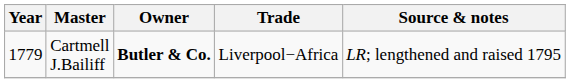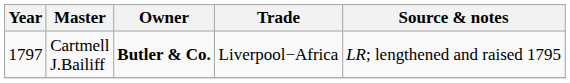(25, 54) 1779 -> (25, 54) 1797
